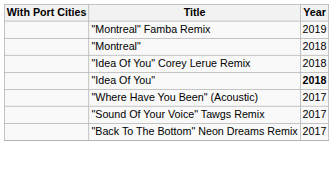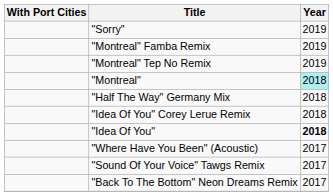+ row: (108, 30)
+ row: (151, 64)
(315, 47) no background -> (315, 81) paleturquoise background
+ row: (161, 98)
